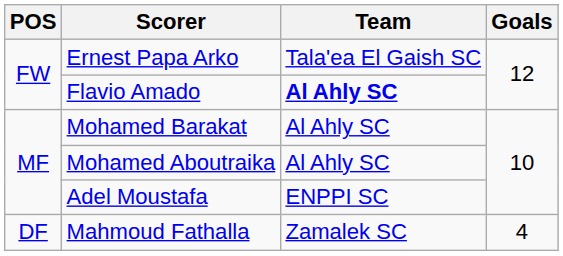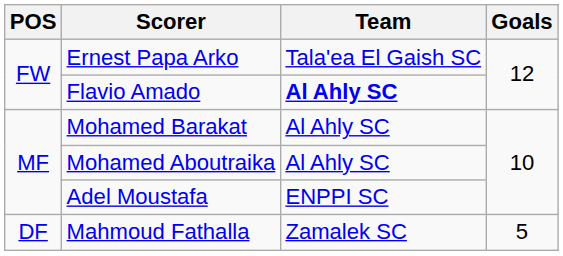(522, 232) 4 -> (522, 232) 5
